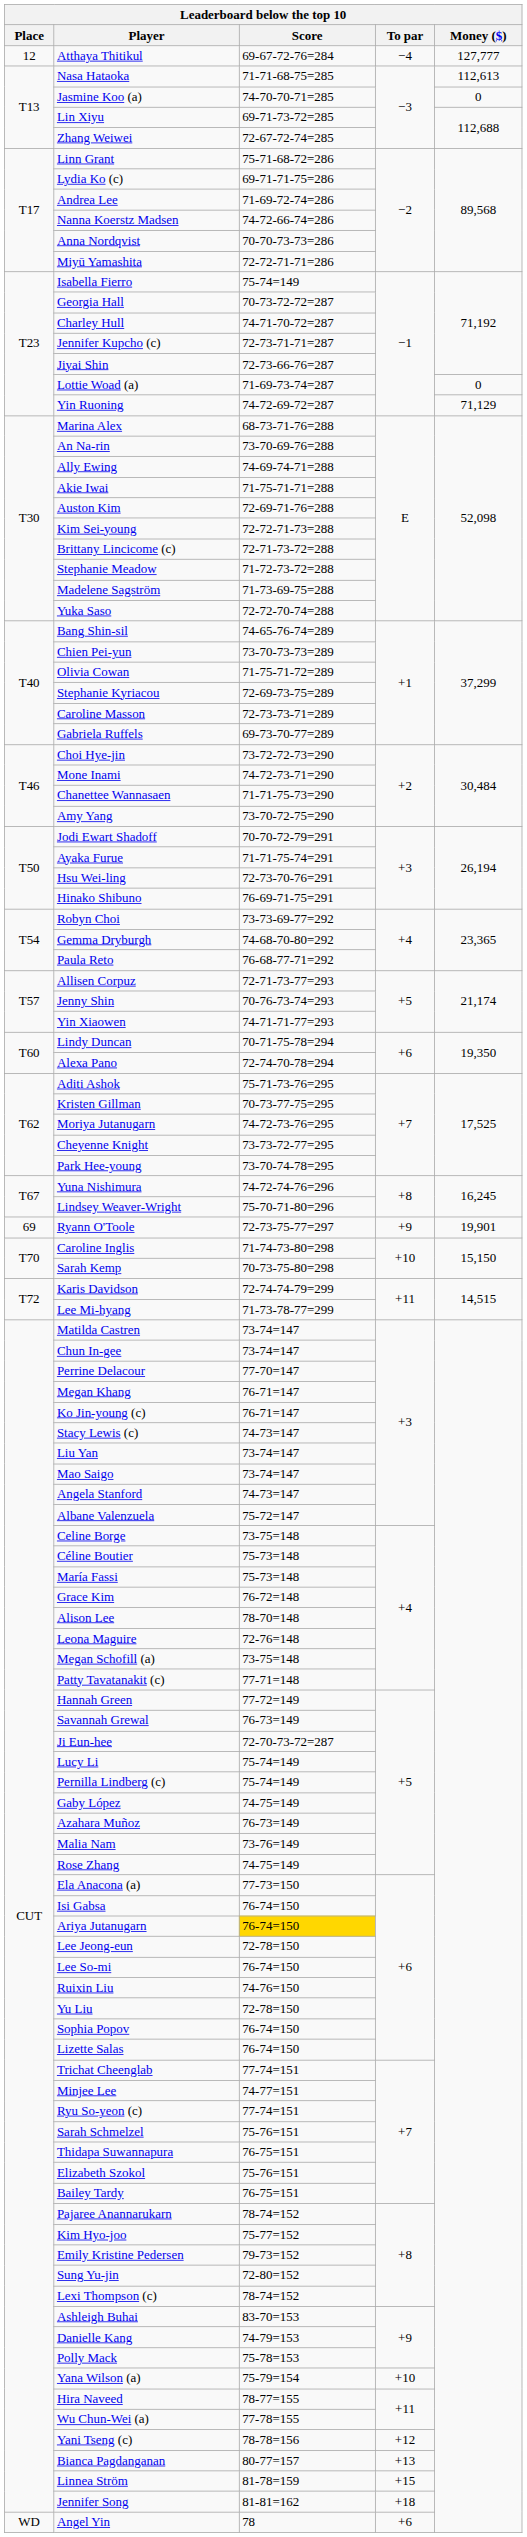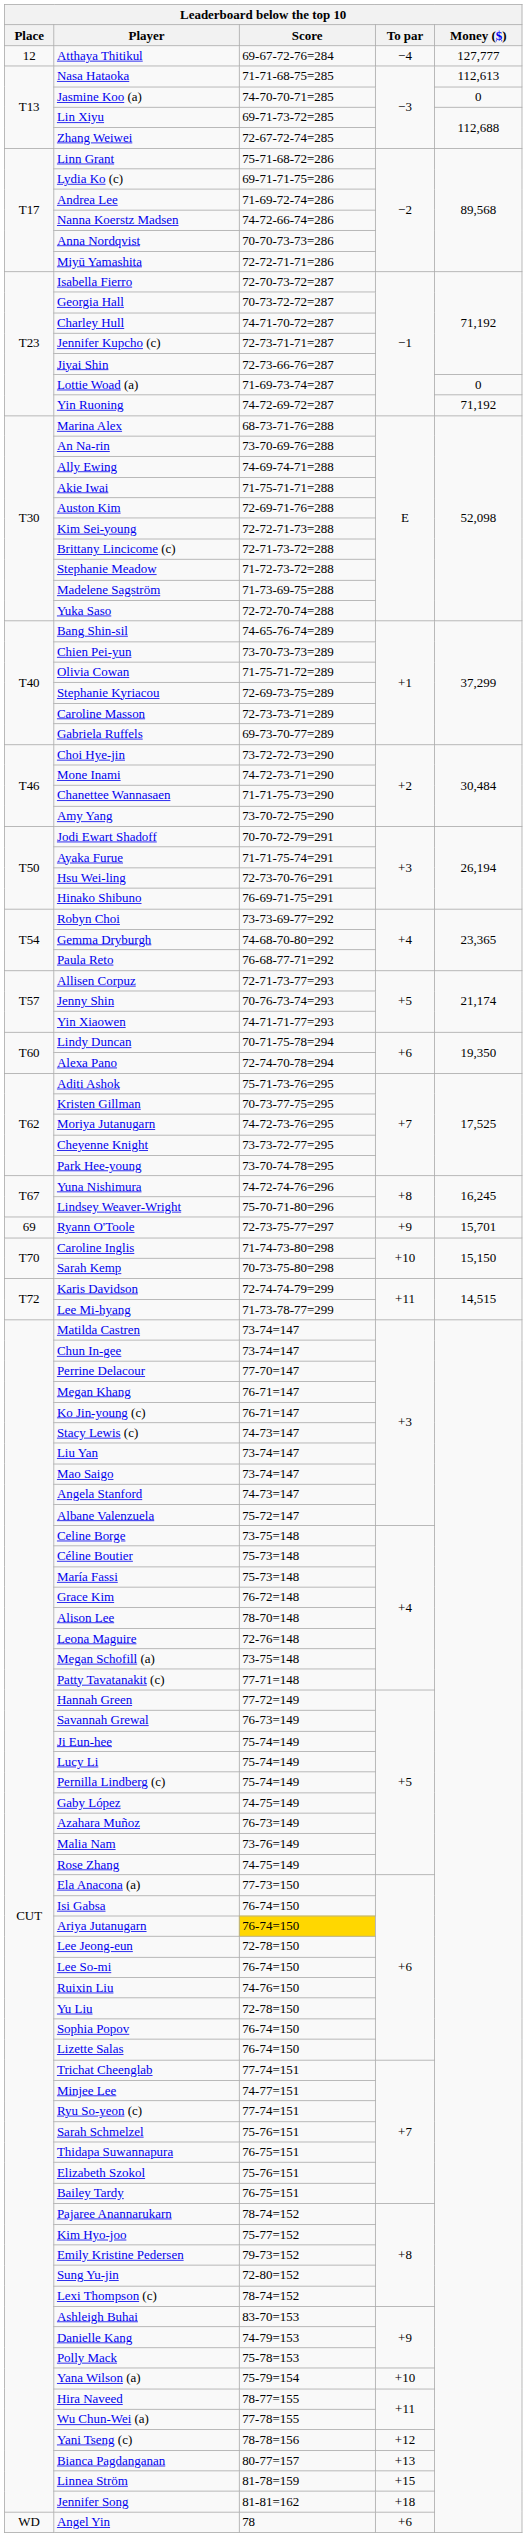(271, 281) 75-74=149 -> (288, 281) 72-70-73-72=287
(478, 405) 71,129 -> (478, 405) 71,192
(478, 1227) 19,901 -> (478, 1227) 15,701
(288, 1741) 72-70-73-72=287 -> (271, 1741) 75-74=149
